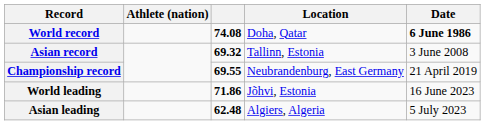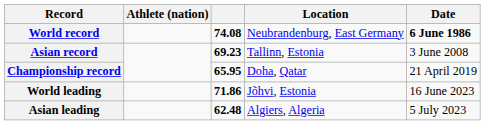(277, 33) Doha, Qatar -> (325, 33) Neubrandenburg, East Germany
(228, 52) 69.32 -> (228, 52) 69.23
(228, 71) 69.55 -> (228, 71) 65.95
(325, 71) Neubrandenburg, East Germany -> (277, 71) Doha, Qatar
